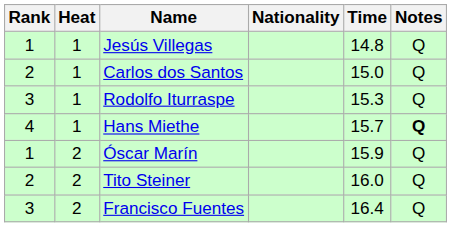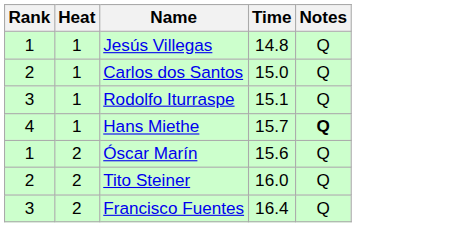- column: (296, 18)
(367, 99) 15.3 -> (272, 99) 15.1
(367, 153) 15.9 -> (272, 153) 15.6
